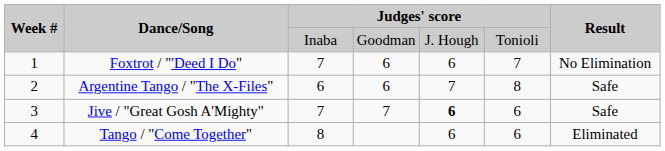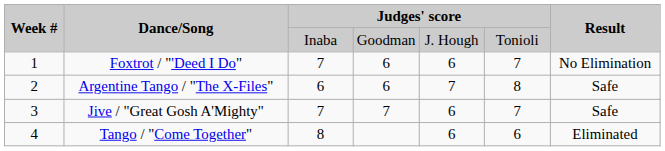(452, 110) bold -> (452, 110) normal
(517, 110) 6 -> (517, 110) 7
